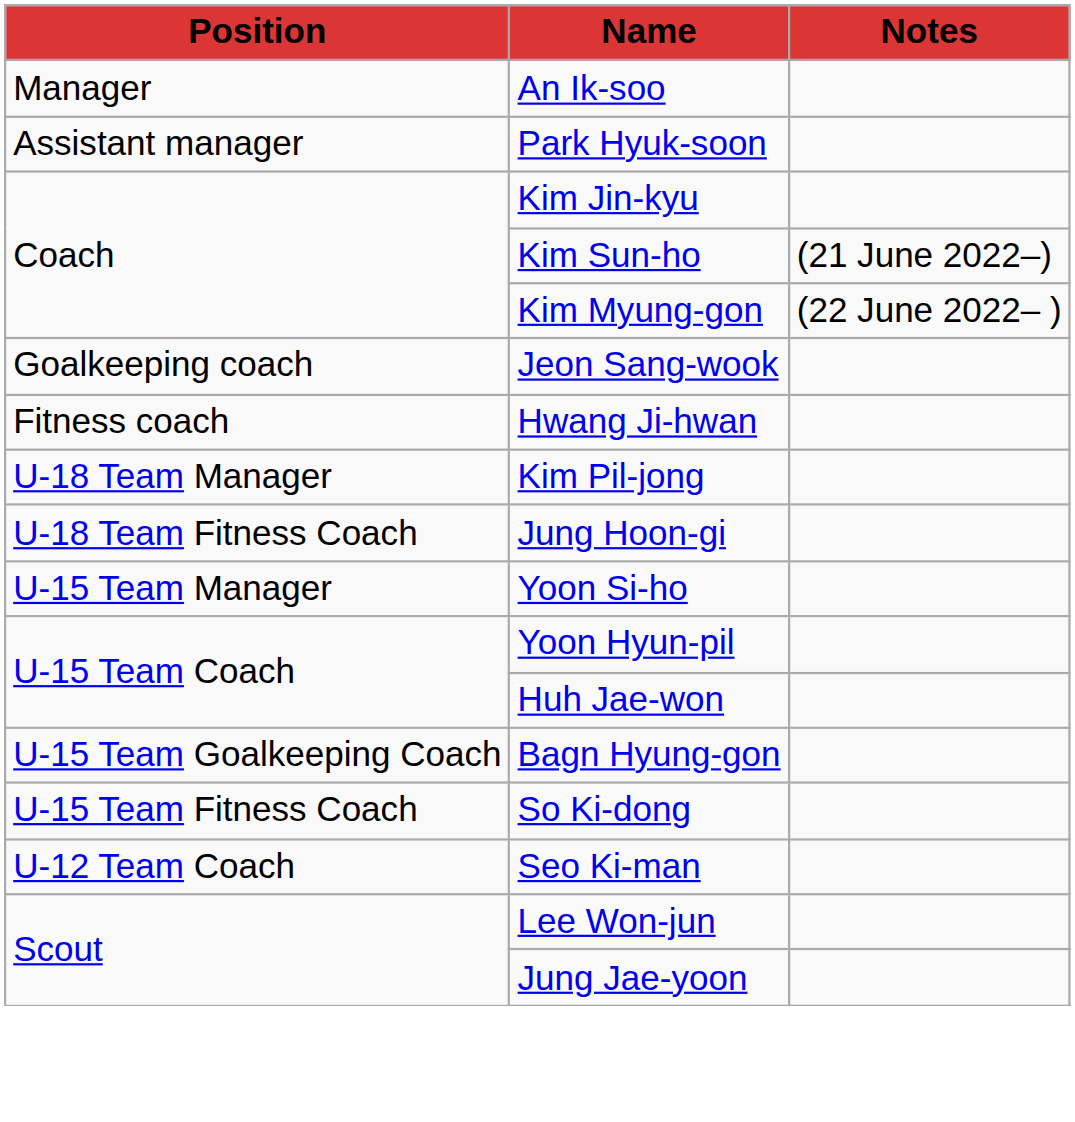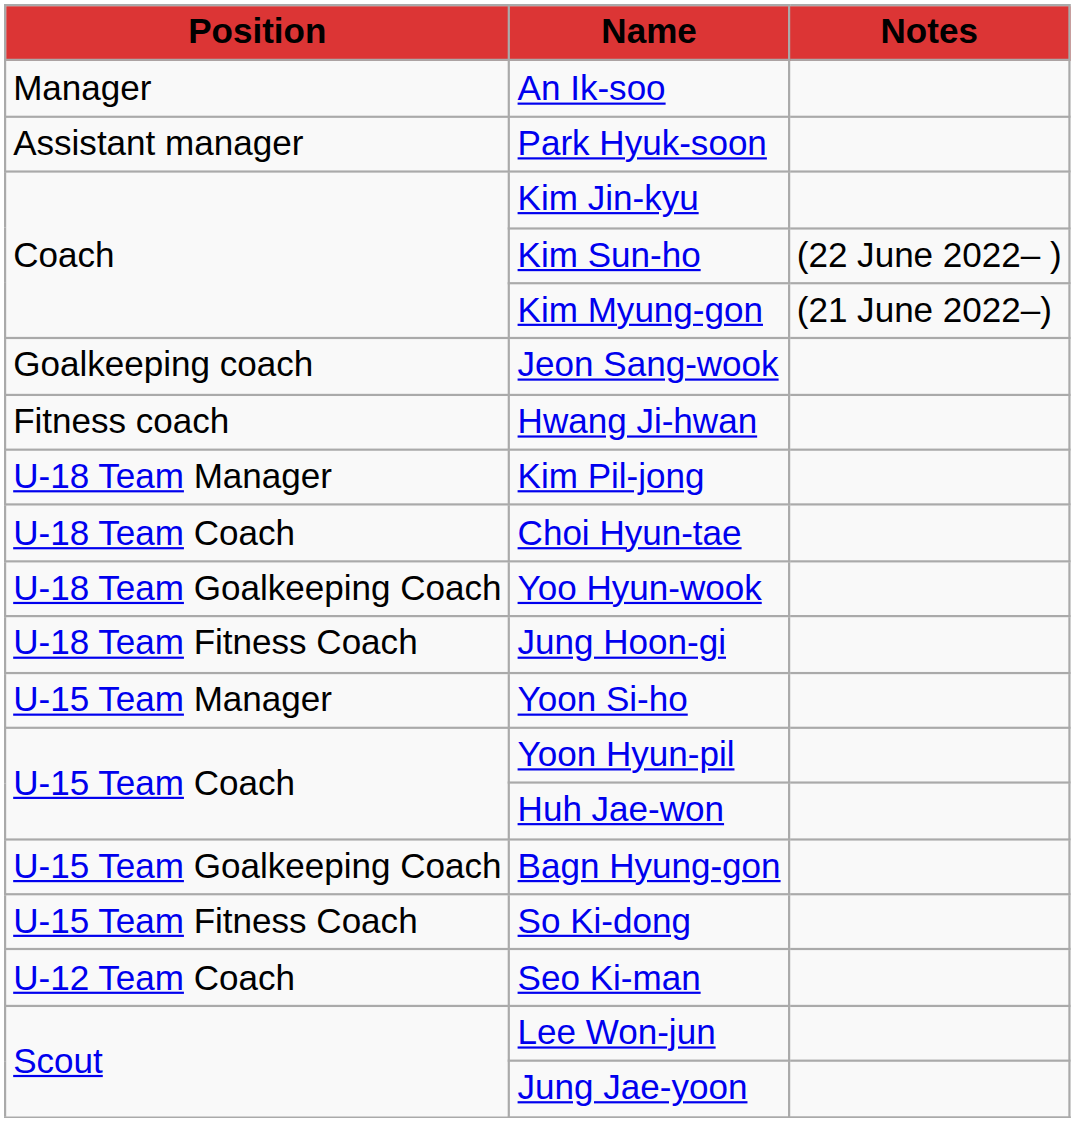(924, 254) (21 June 2022–) -> (929, 254) (22 June 2022– )
(929, 310) (22 June 2022– ) -> (924, 310) (21 June 2022–)
+ row: (630, 532)
+ row: (640, 587)
